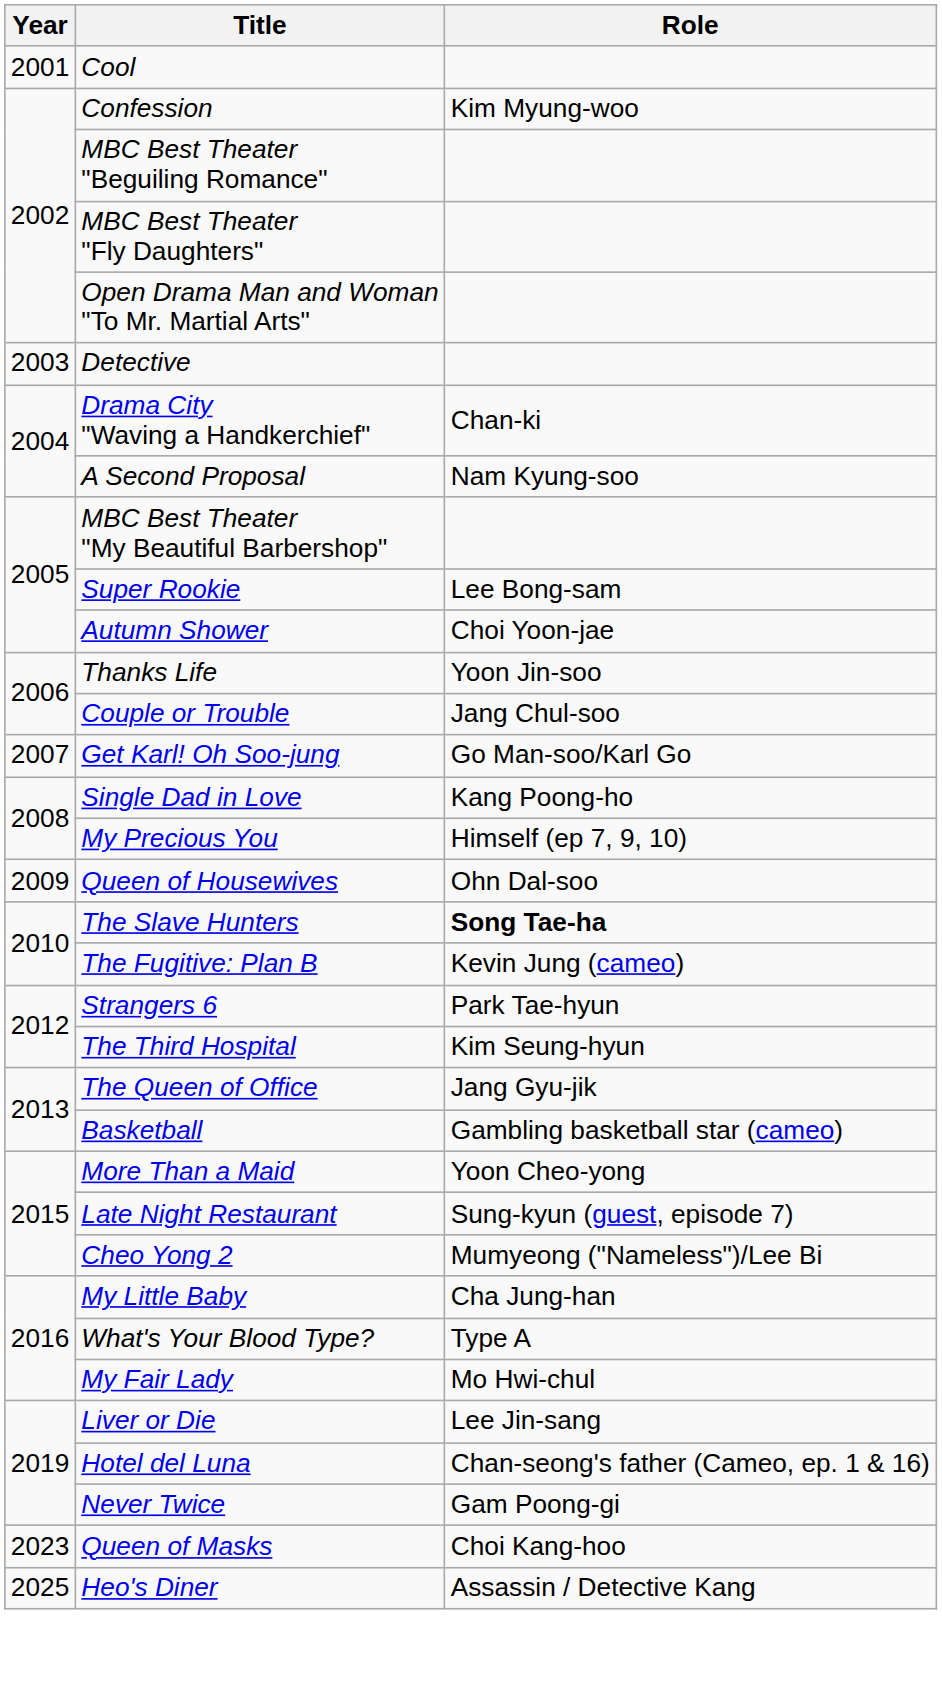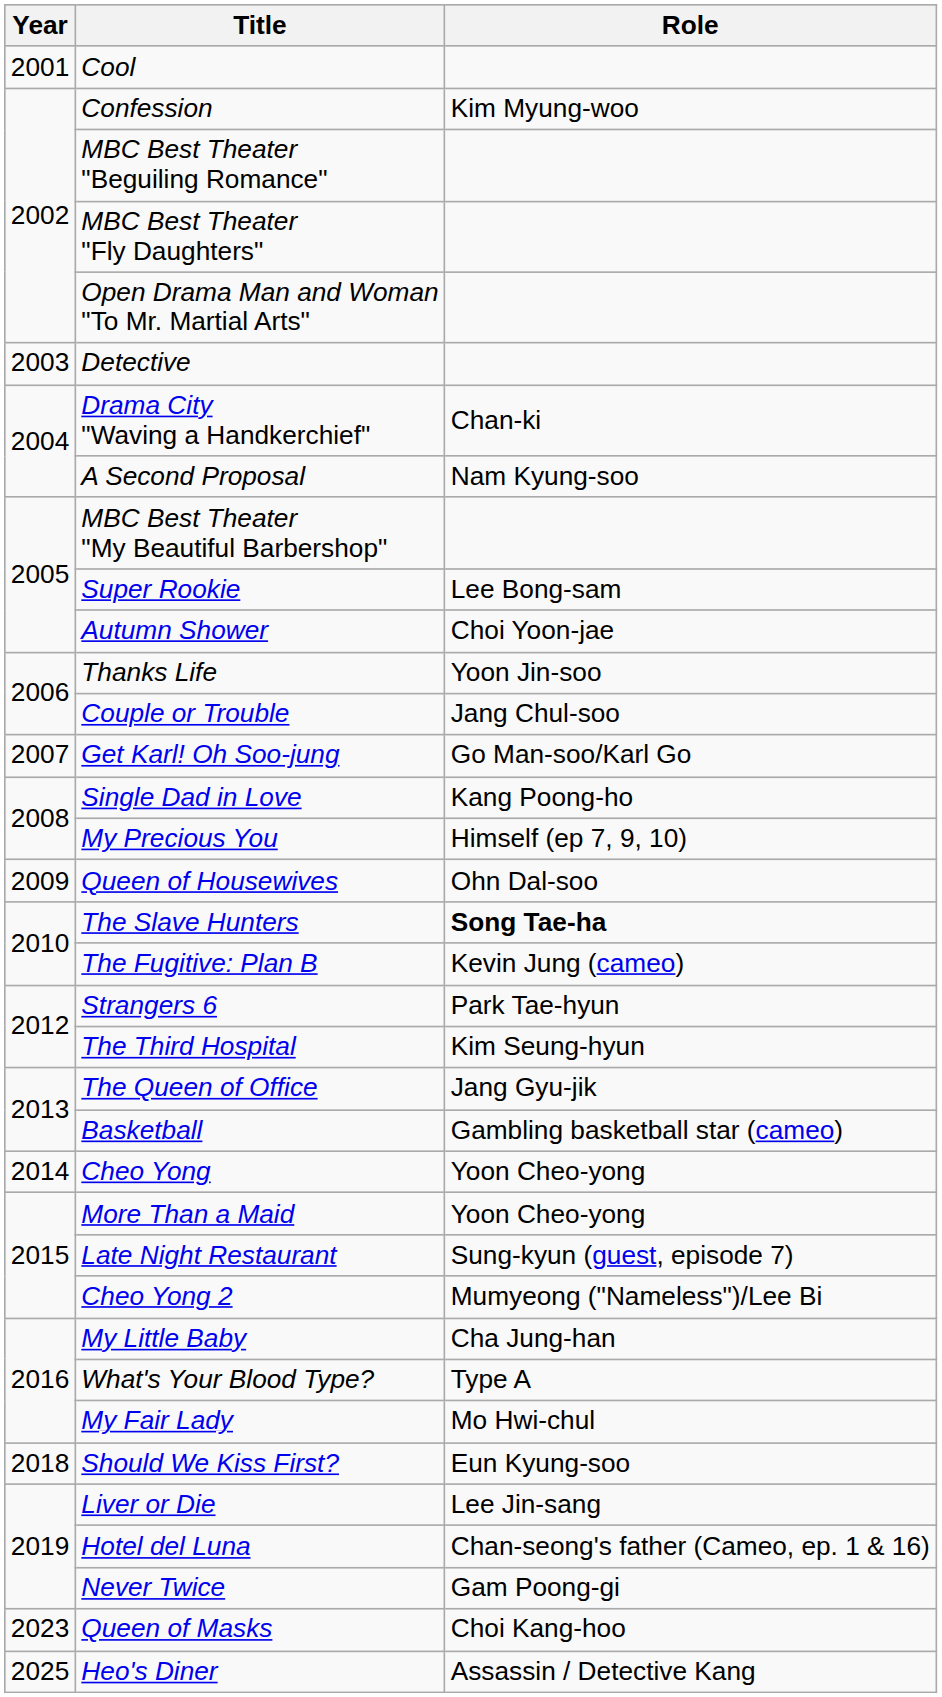+ row: (146, 1171)
+ row: (210, 1462)
